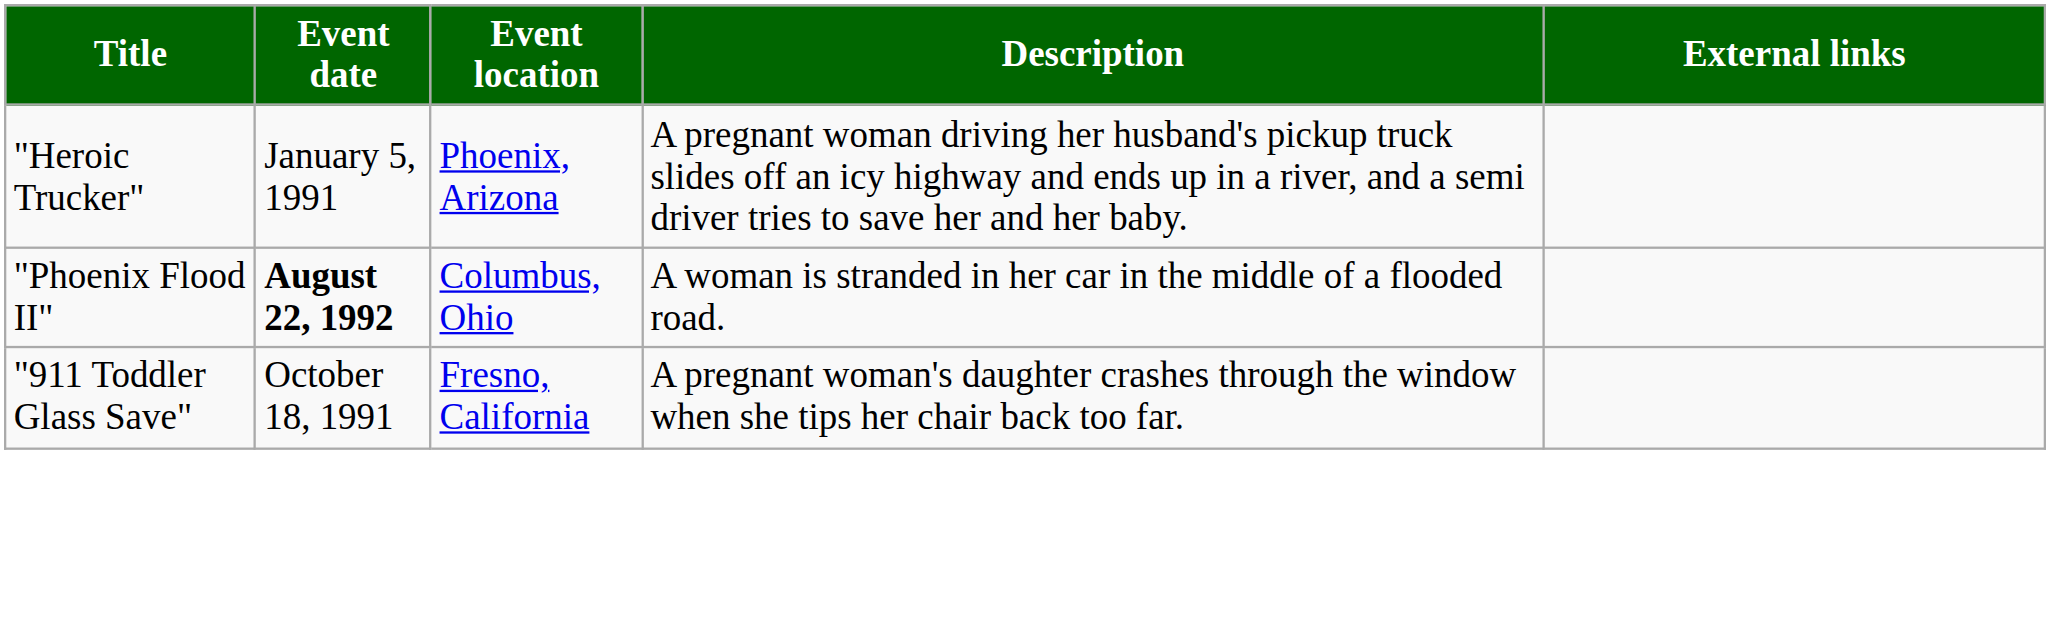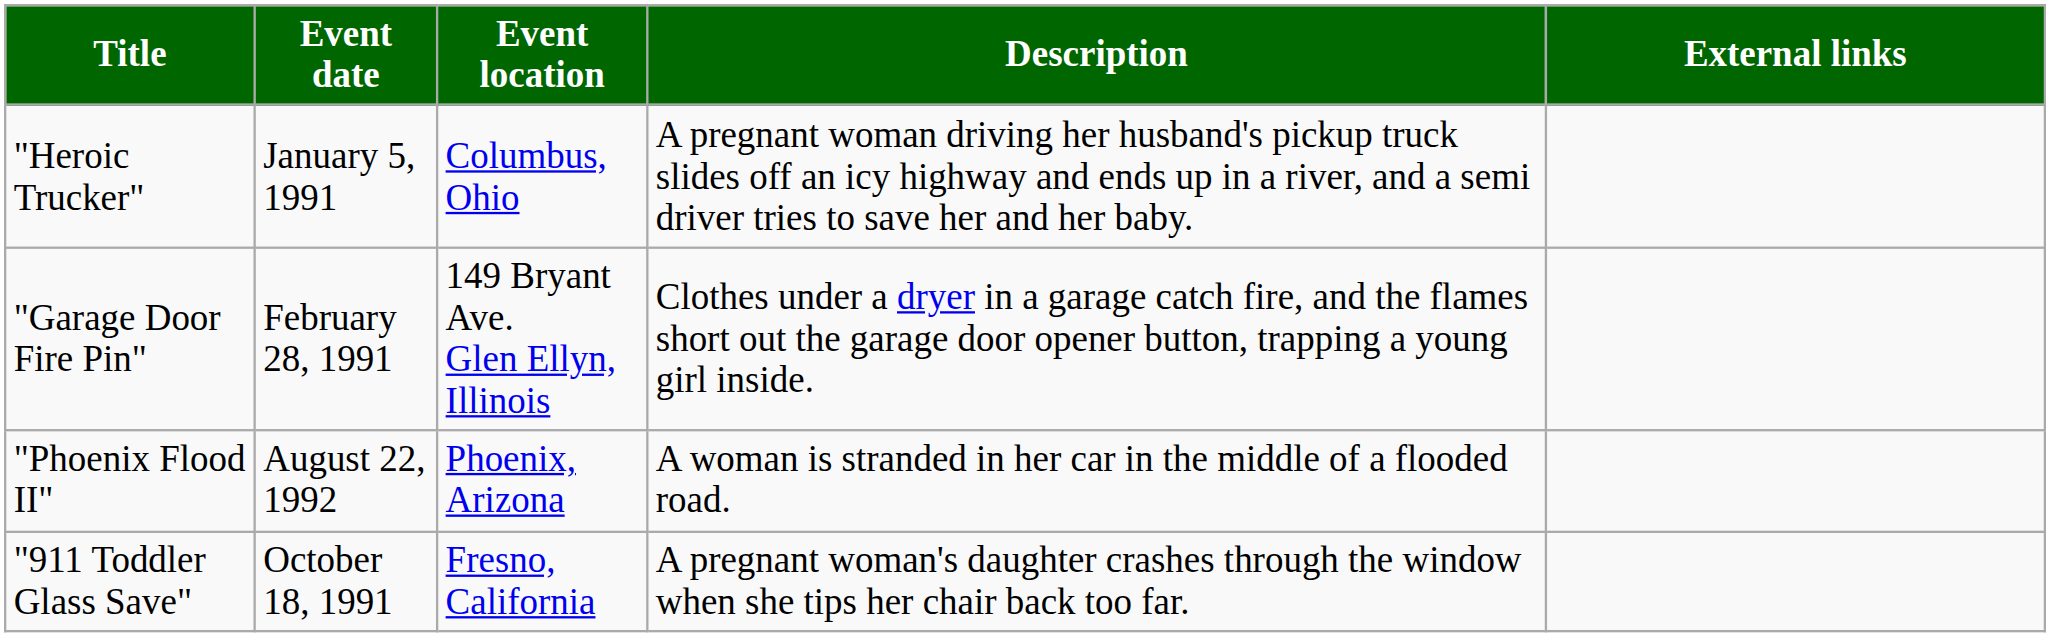(505, 175) Phoenix, Arizona -> (526, 175) Columbus, Ohio
+ row: (117, 338)
(329, 296) bold -> (344, 479) normal
(520, 296) Columbus, Ohio -> (511, 479) Phoenix, Arizona
